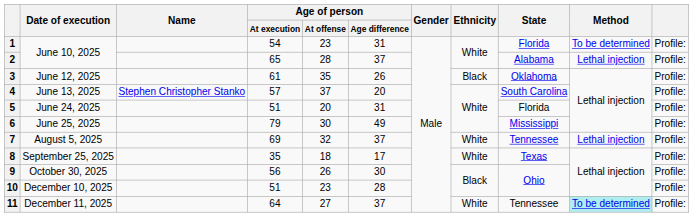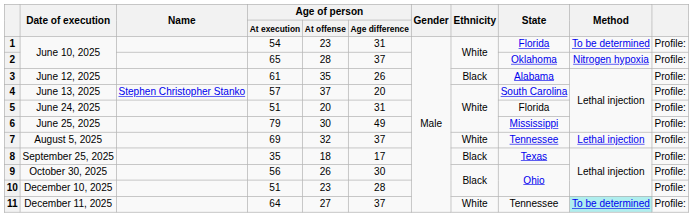(534, 60) Alabama -> (534, 60) Oklahoma
(611, 60) Lethal injection -> (611, 60) Nitrogen hypoxia
(534, 76) Oklahoma -> (534, 76) Alabama
(475, 156) White -> (475, 156) Black
